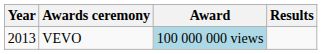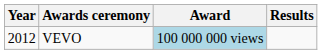(22, 37) 2013 -> (22, 37) 2012
